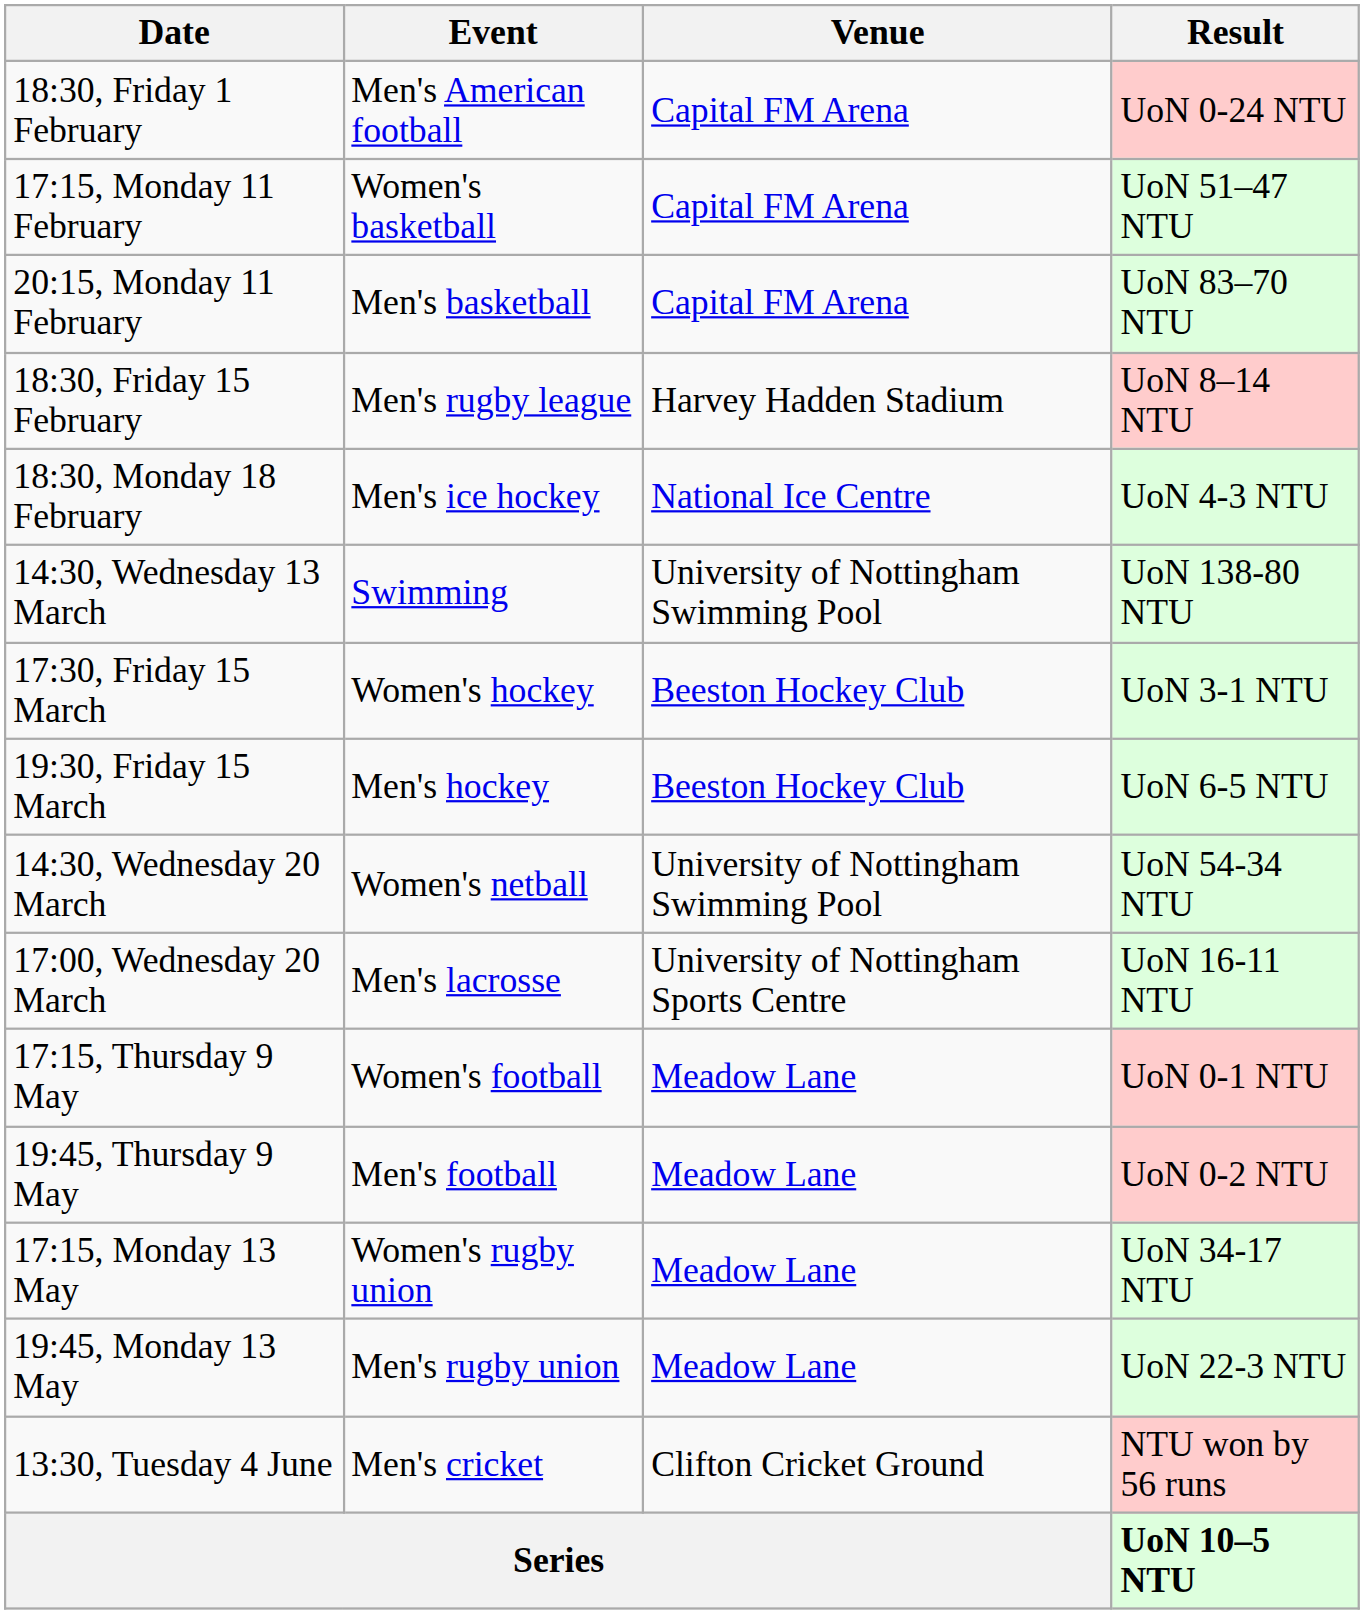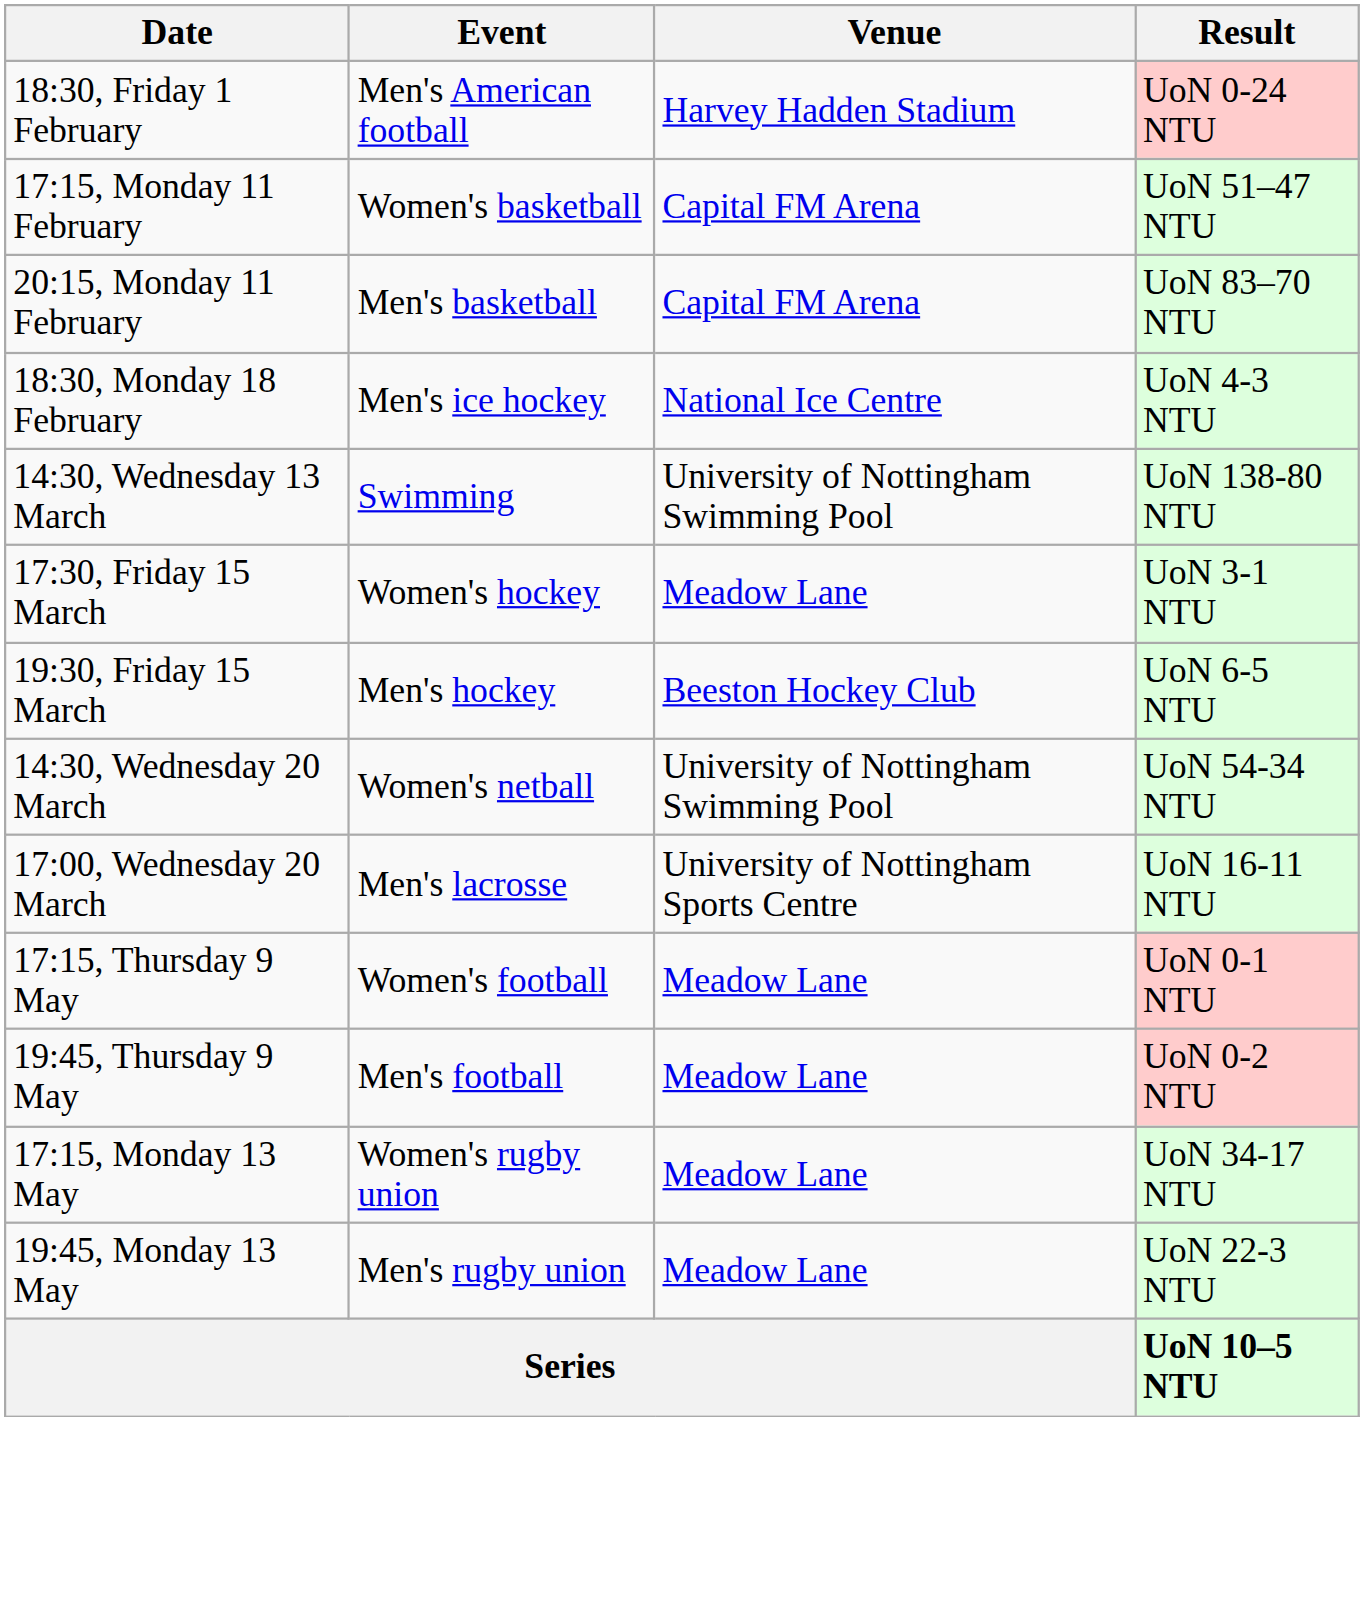(780, 109) Capital FM Arena -> (839, 109) Harvey Hadden Stadium
- row: (132, 399)
(808, 689) Beeston Hockey Club -> (765, 593) Meadow Lane
- row: (173, 1463)
